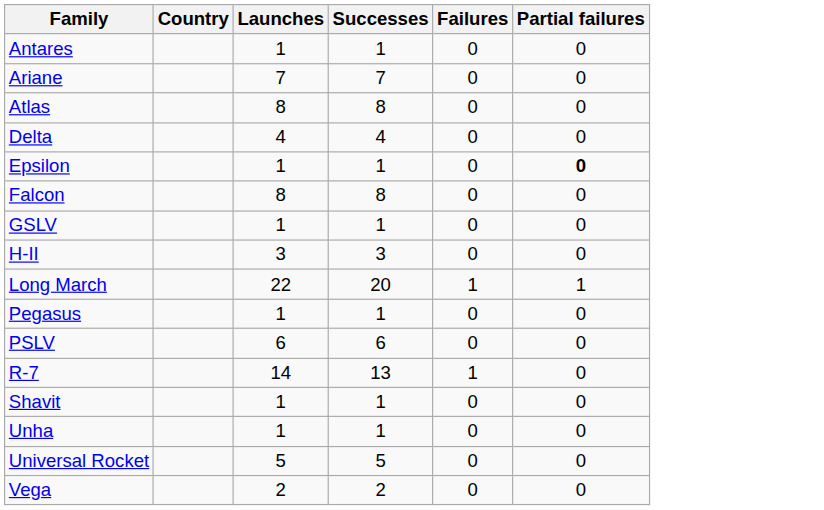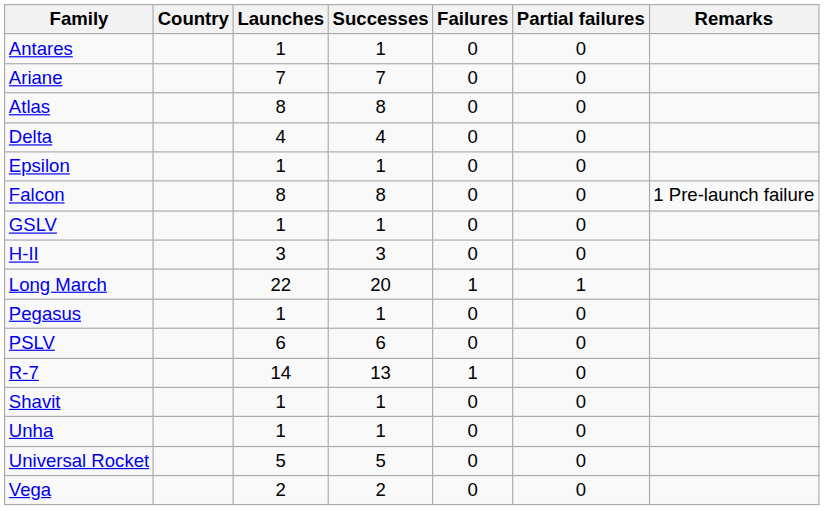+ column: (734, 19)
(581, 166) bold -> (581, 166) normal
